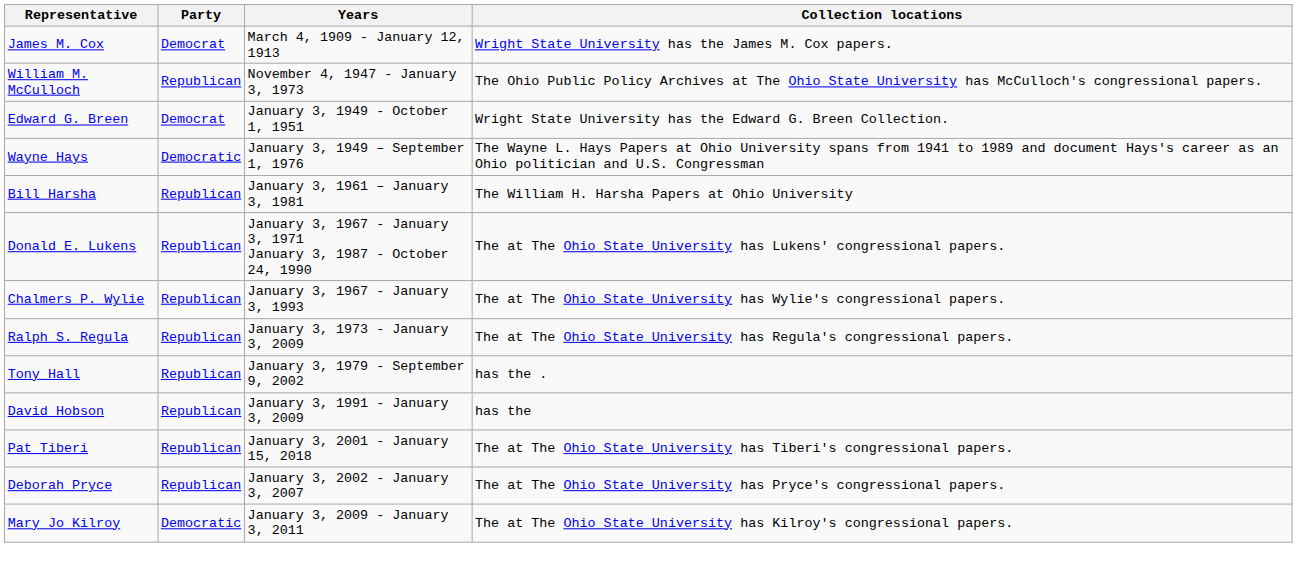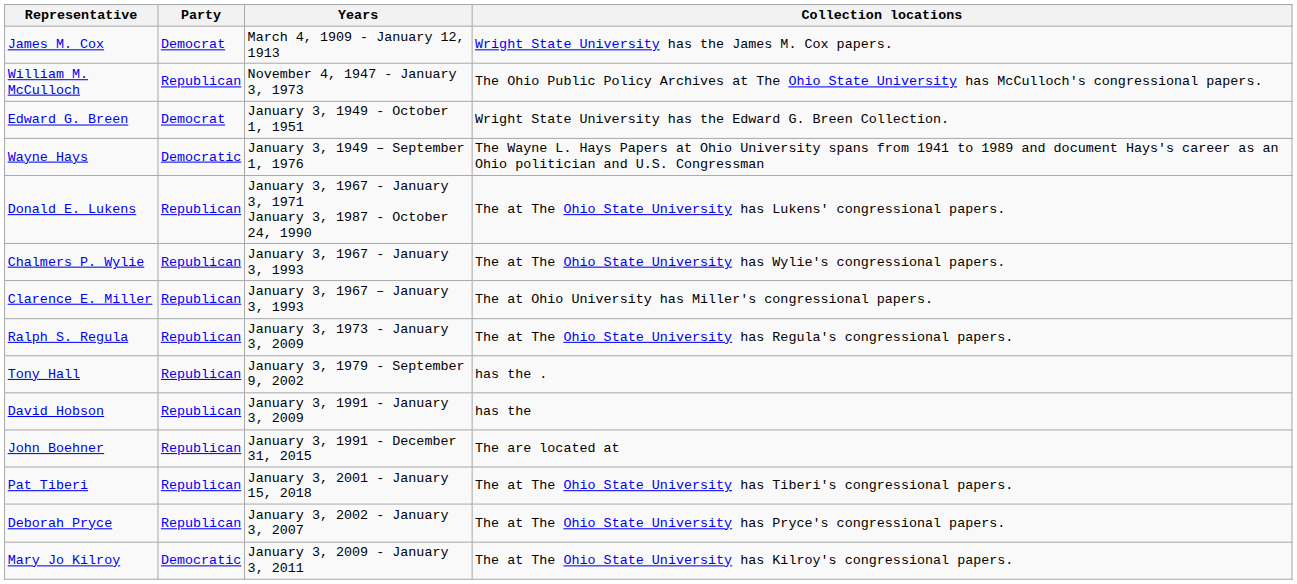- row: (52, 194)
+ row: (80, 300)
+ row: (56, 449)
